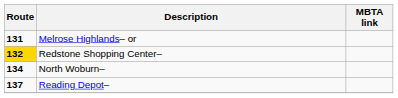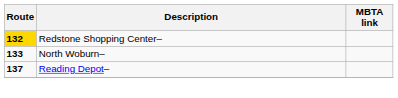- row: (88, 38)
(15, 69) 134 -> (15, 54) 133
